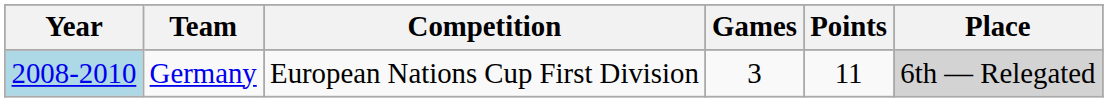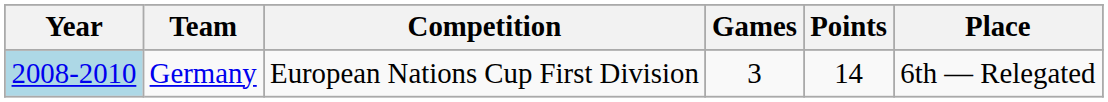(849, 73) 11 -> (849, 73) 14
(998, 73) lightgrey background -> (998, 73) no background
